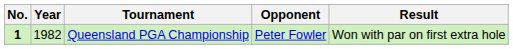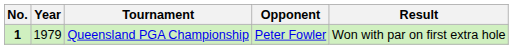(48, 35) 1982 -> (48, 35) 1979
